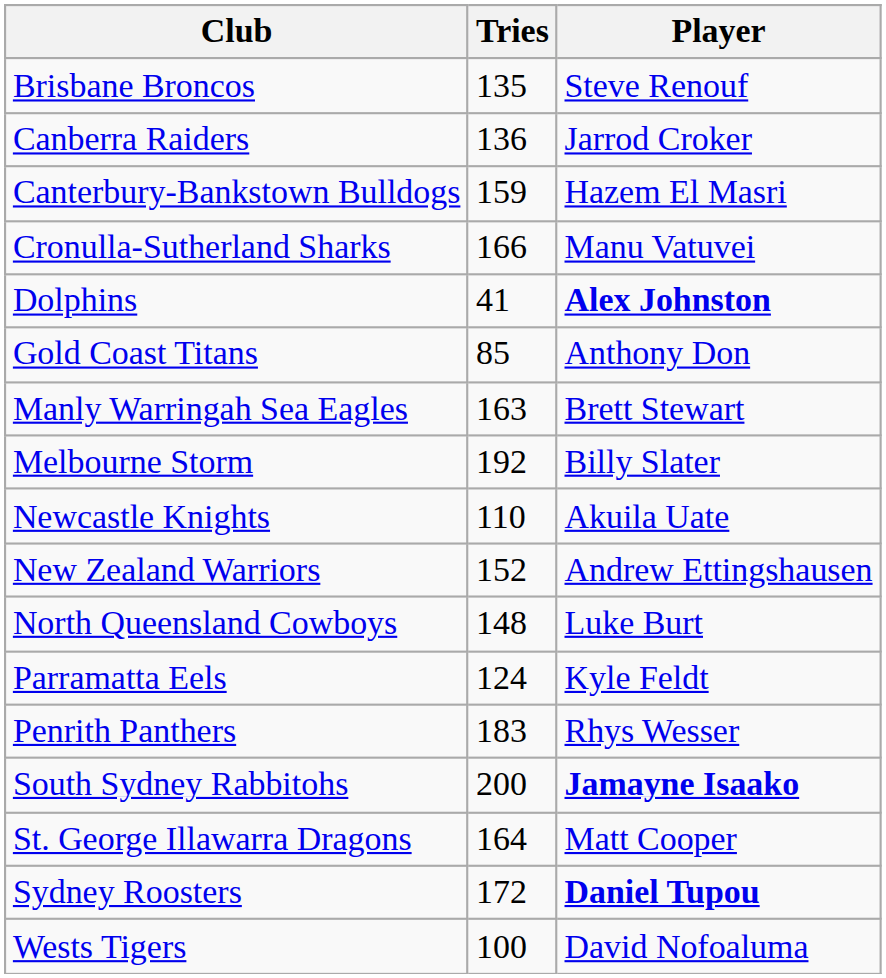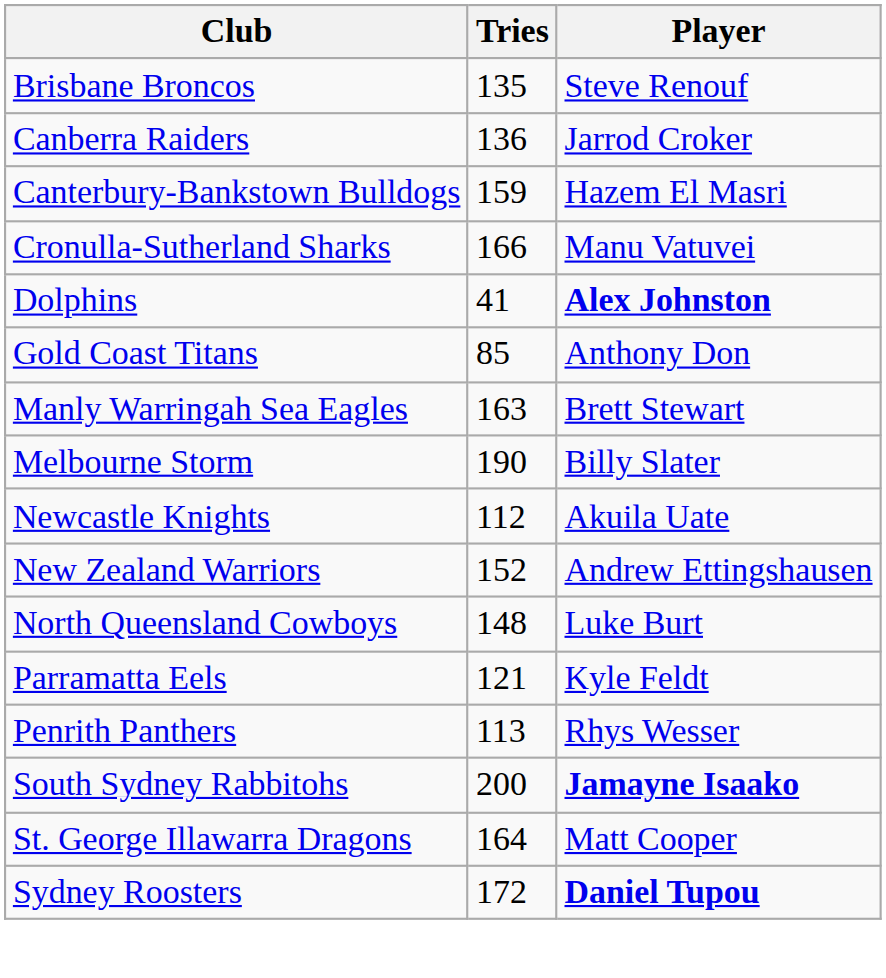(501, 461) 192 -> (501, 461) 190
(501, 515) 110 -> (501, 515) 112
(501, 676) 124 -> (501, 676) 121
(501, 730) 183 -> (501, 730) 113
- row: (100, 945)
